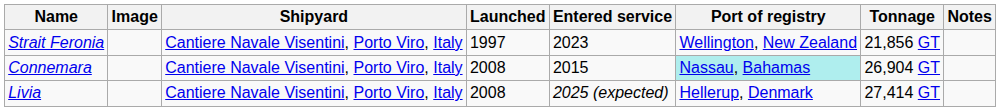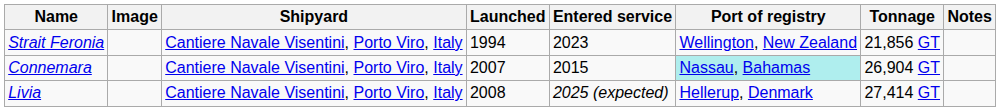(488, 42) 1997 -> (488, 42) 1994
(488, 67) 2008 -> (488, 67) 2007
